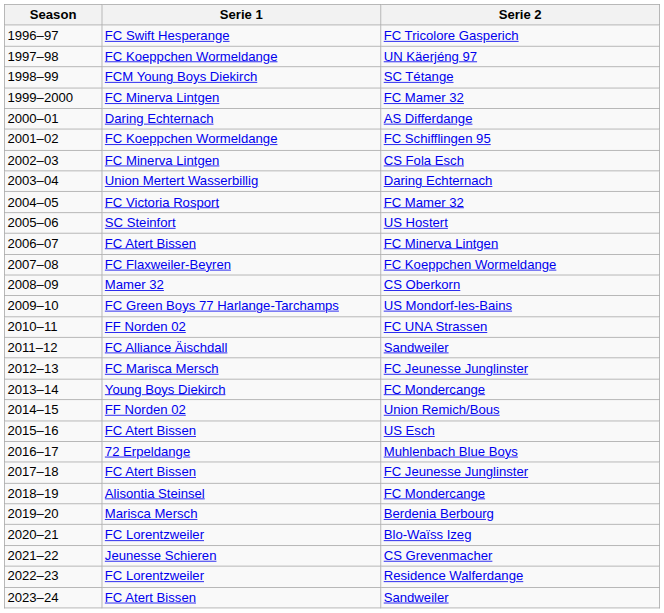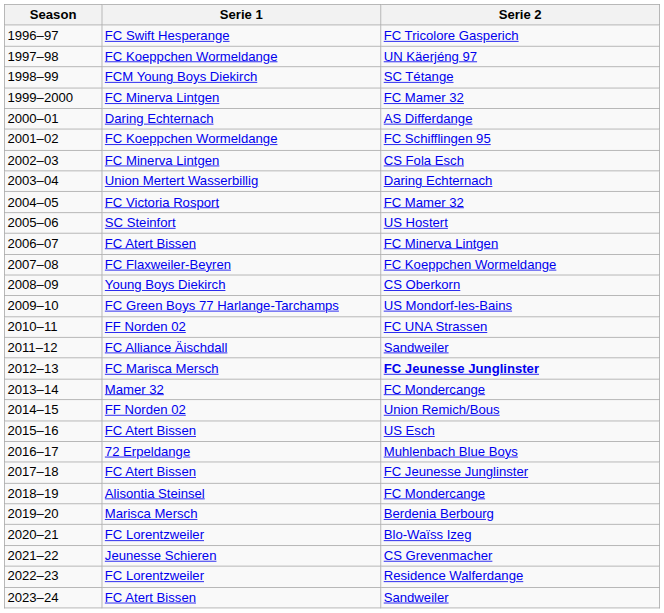(134, 285) Mamer 32 -> (165, 285) Young Boys Diekirch
(456, 368) normal -> (461, 368) bold
(165, 389) Young Boys Diekirch -> (134, 389) Mamer 32
